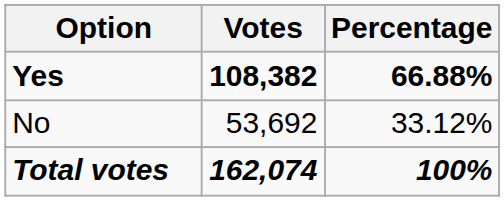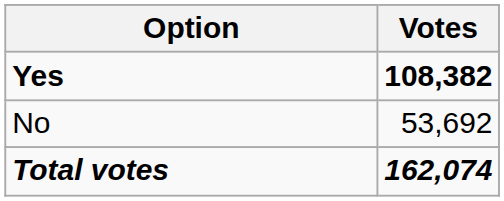- column: (412, 28)
